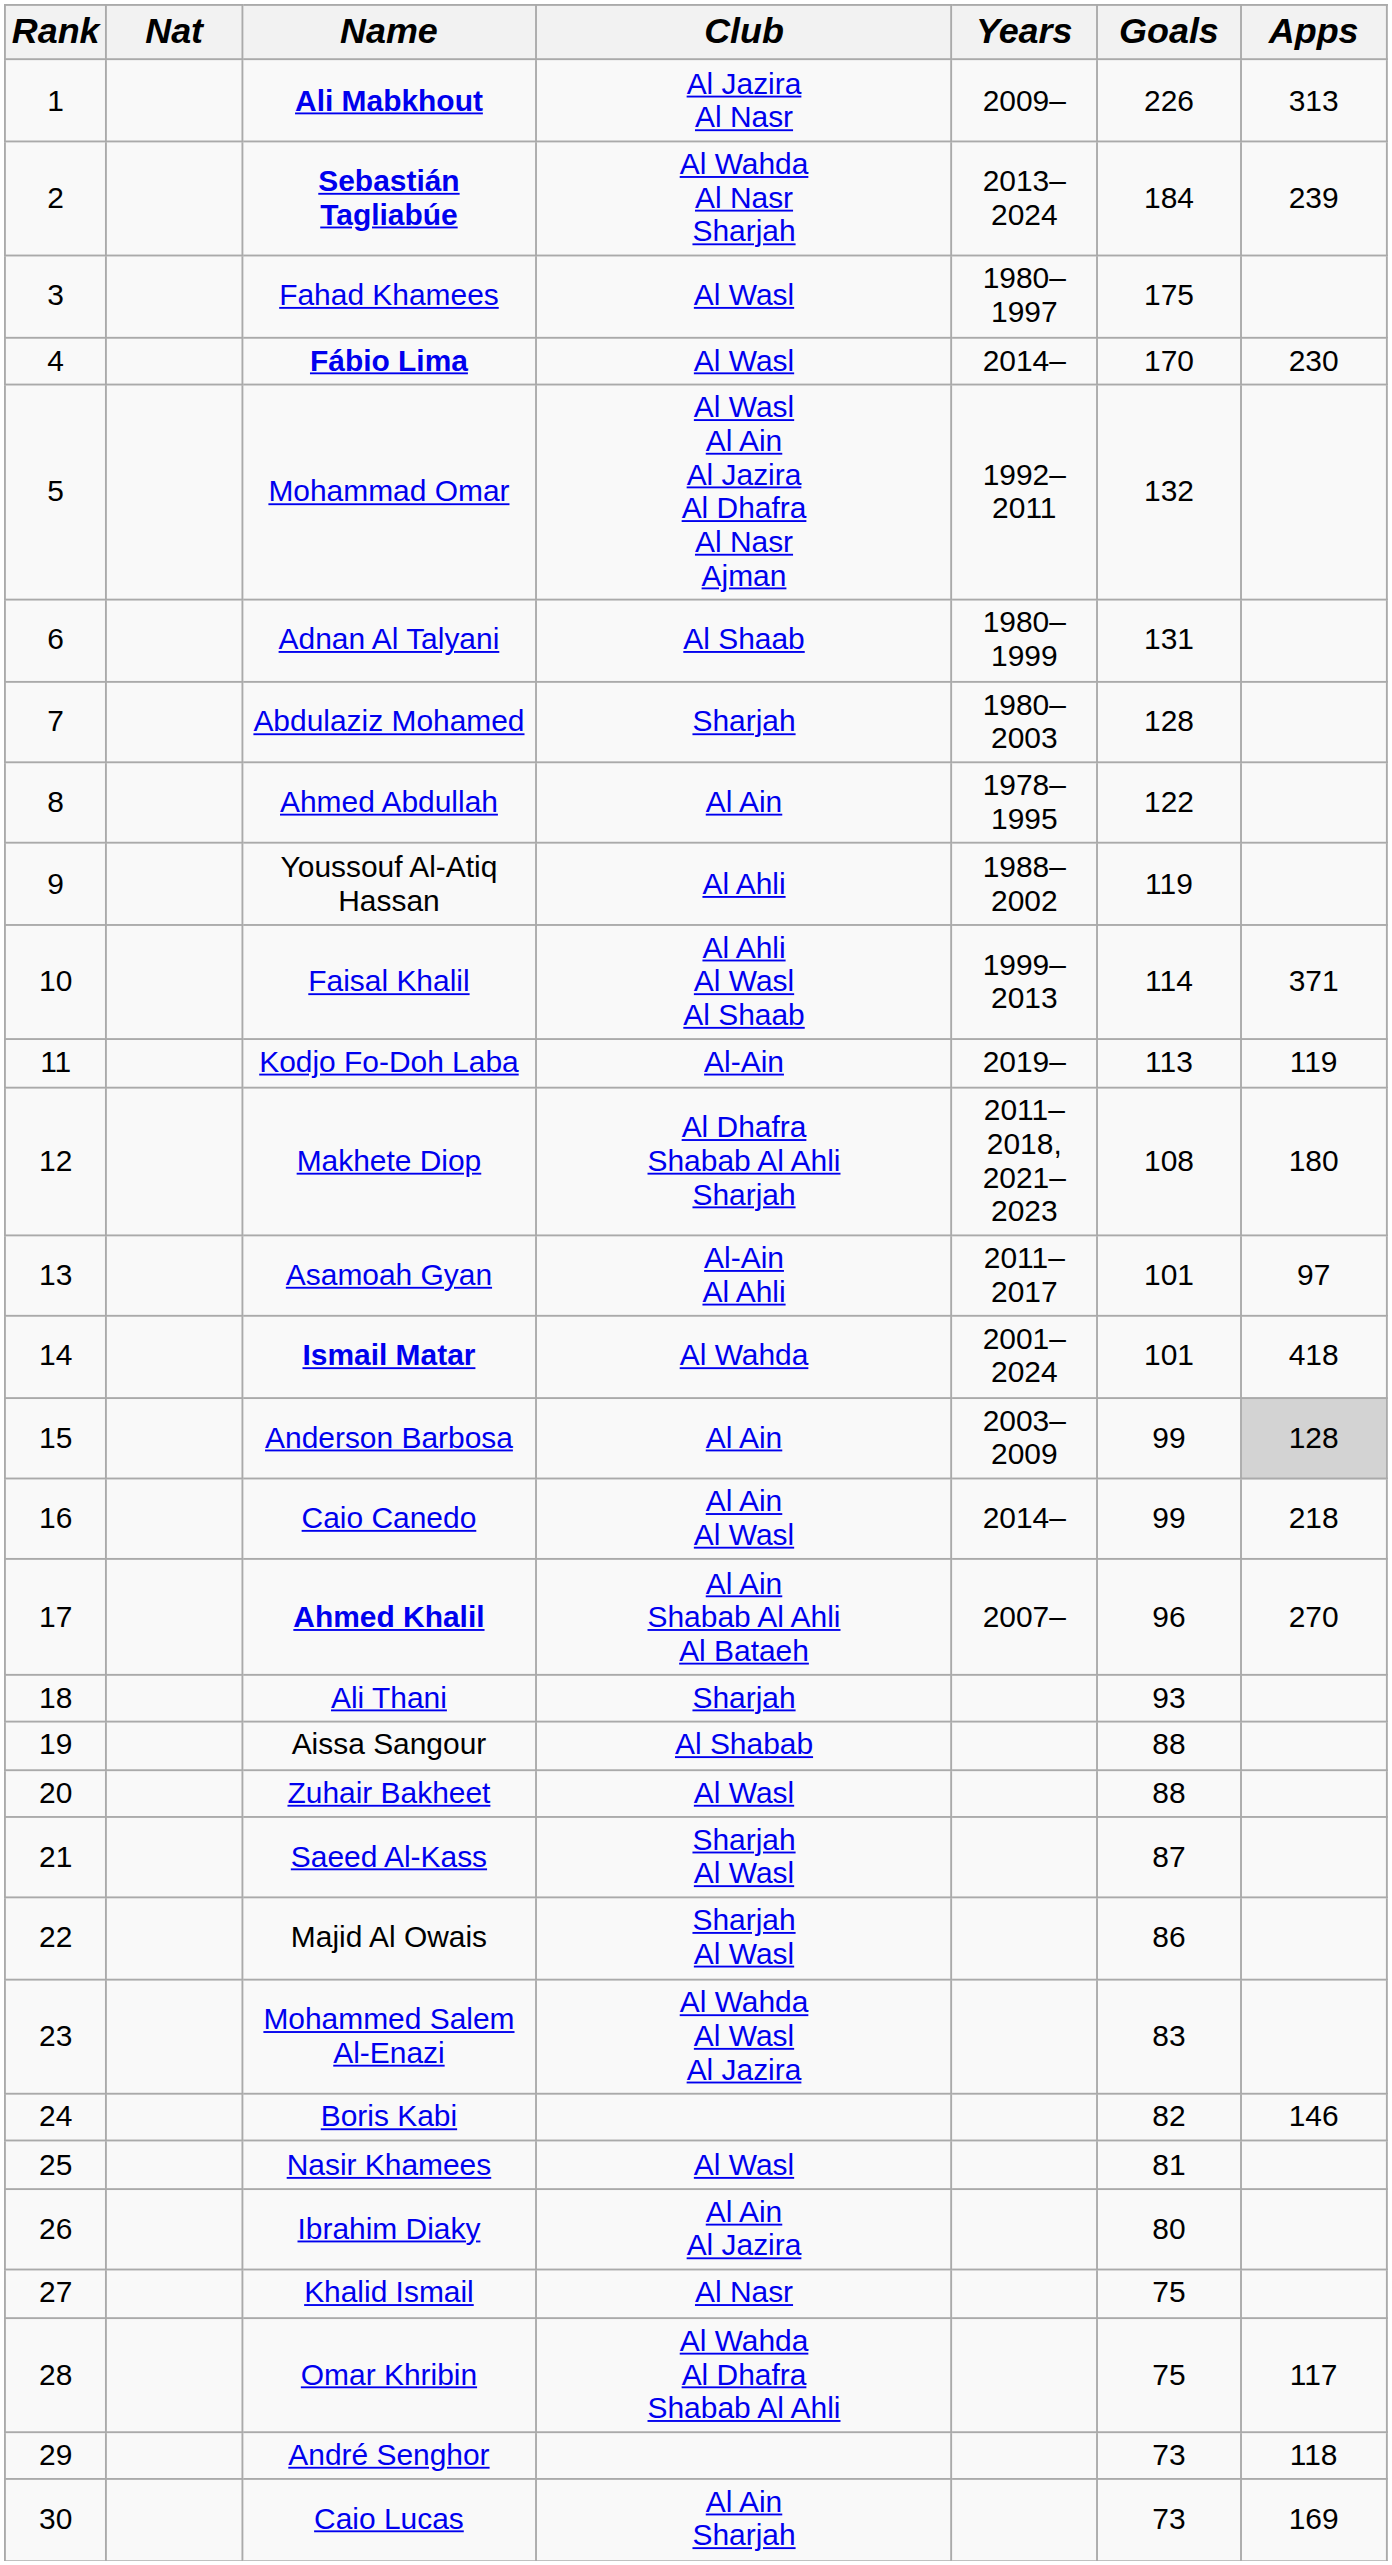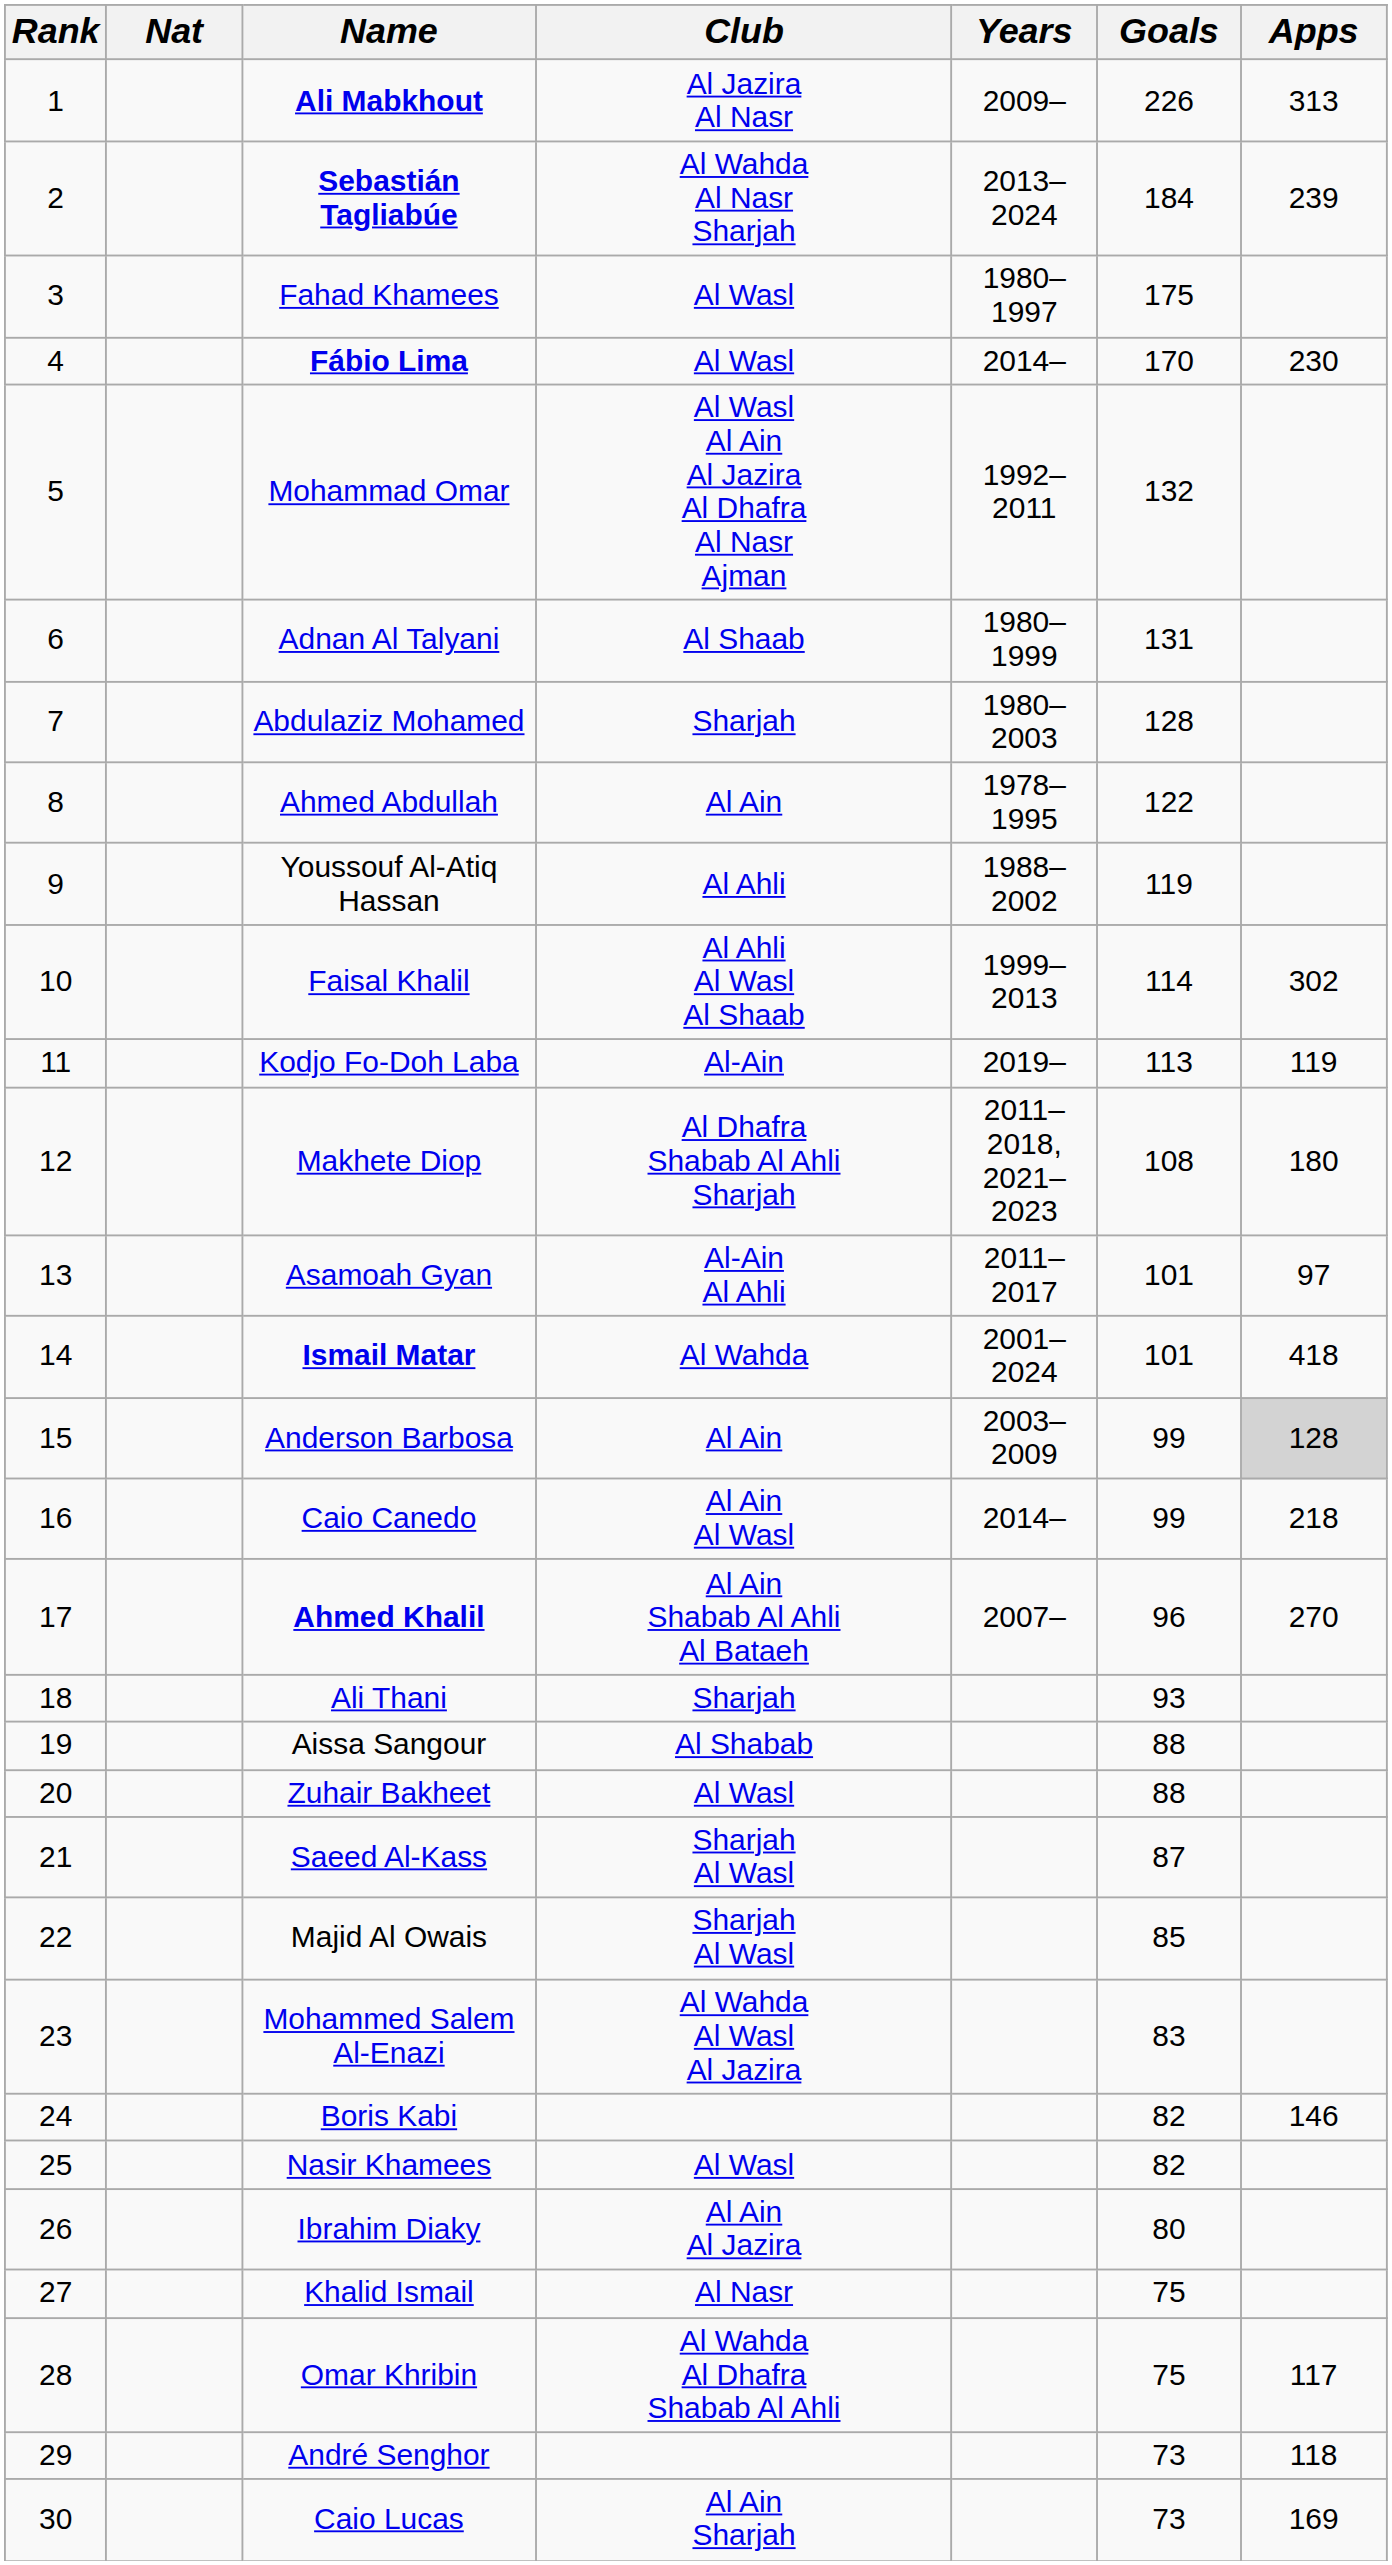(1314, 981) 371 -> (1314, 981) 302
(1169, 1937) 86 -> (1169, 1937) 85
(1169, 2164) 81 -> (1169, 2164) 82
